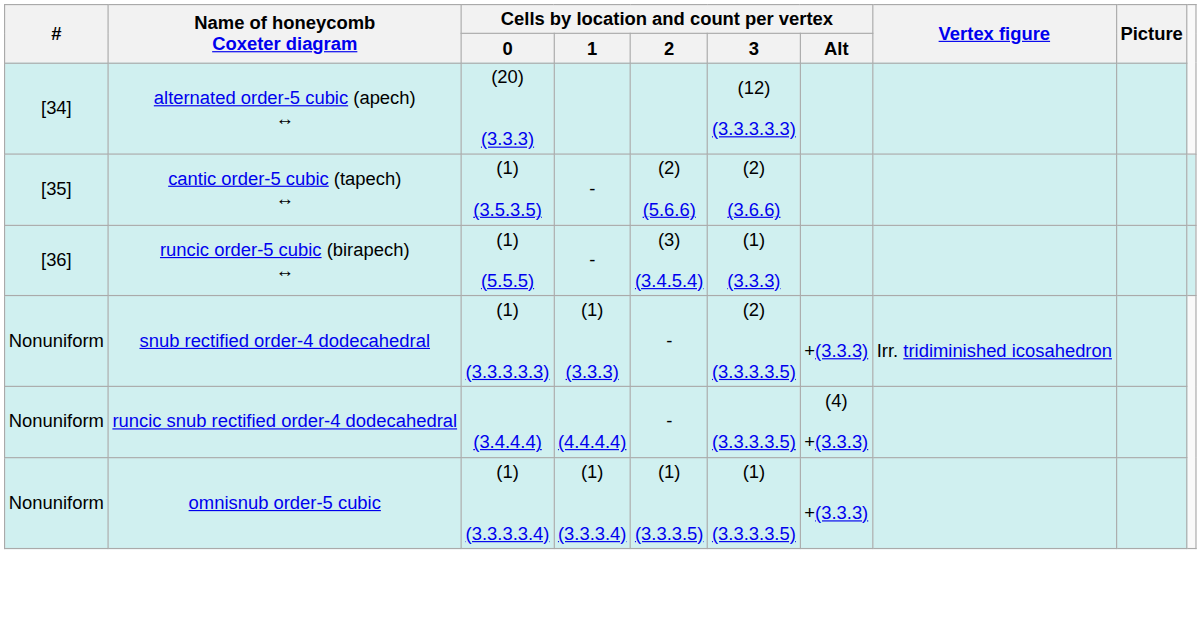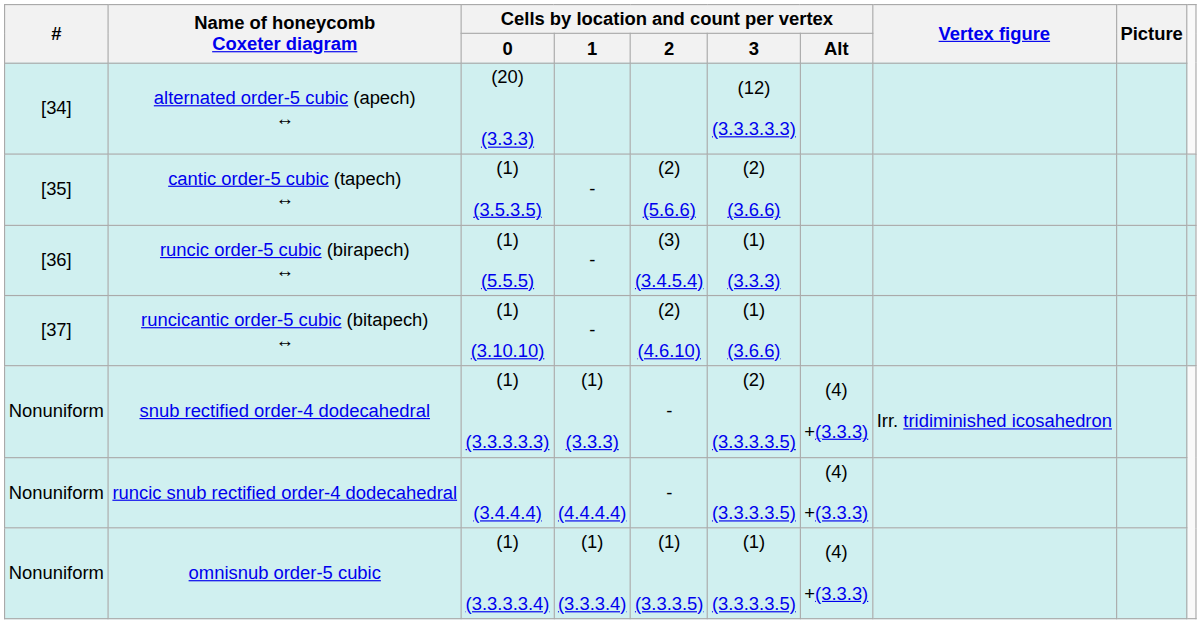+ row: (285, 330)
(836, 351) +(3.3.3) -> (836, 411) (4) +(3.3.3)
(836, 513) +(3.3.3) -> (836, 573) (4) +(3.3.3)
